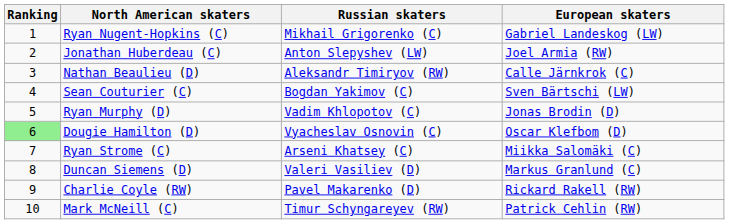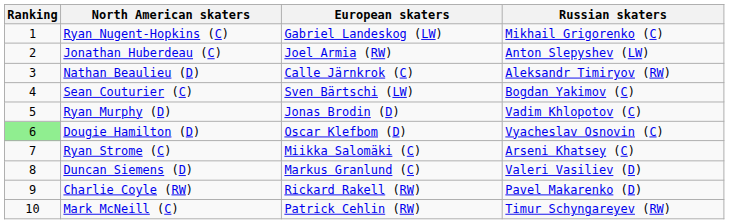columns swapped: (613, 14) <-> (392, 14)
